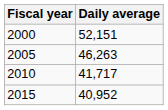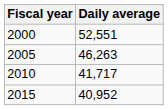(98, 34) 52,151 -> (98, 34) 52,551
